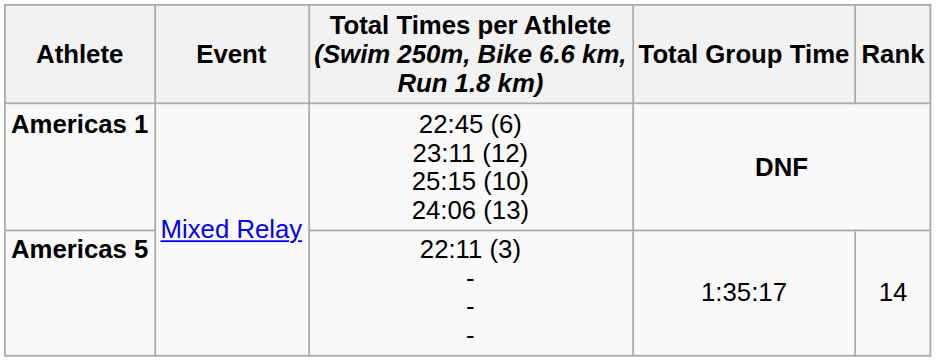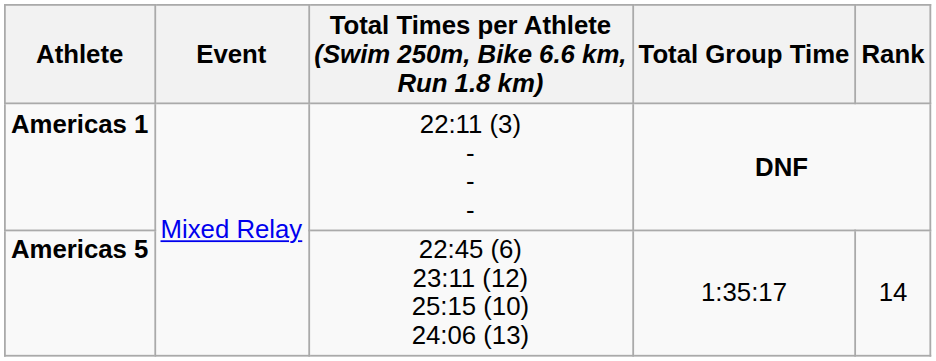(470, 167) 22:45 (6) 23:11 (12) 25:15 (10) 24:06 (13) -> (470, 167) 22:11 (3) - - -
(470, 293) 22:11 (3) - - - -> (470, 293) 22:45 (6) 23:11 (12) 25:15 (10) 24:06 (13)
